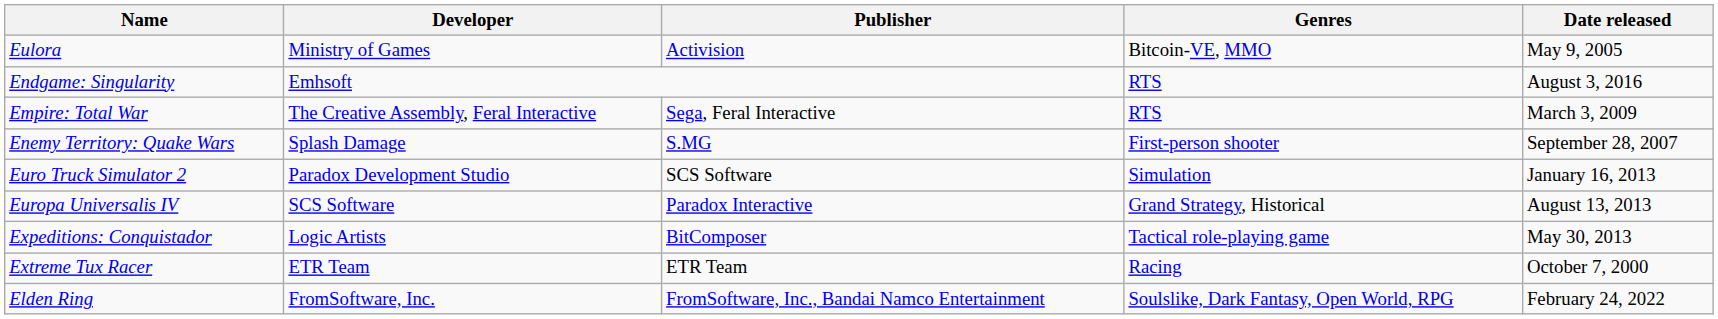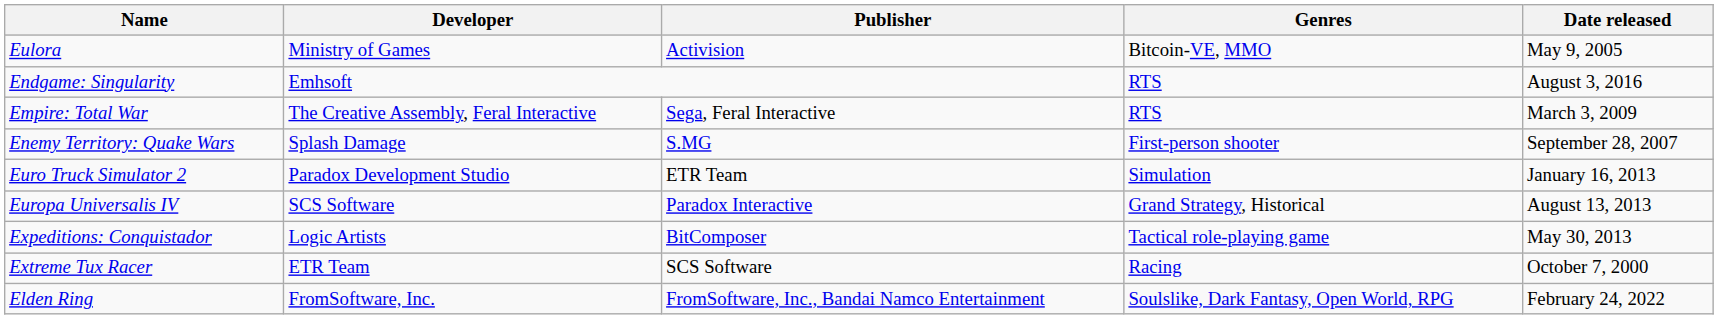(719, 174) SCS Software -> (707, 174) ETR Team
(707, 267) ETR Team -> (719, 267) SCS Software
